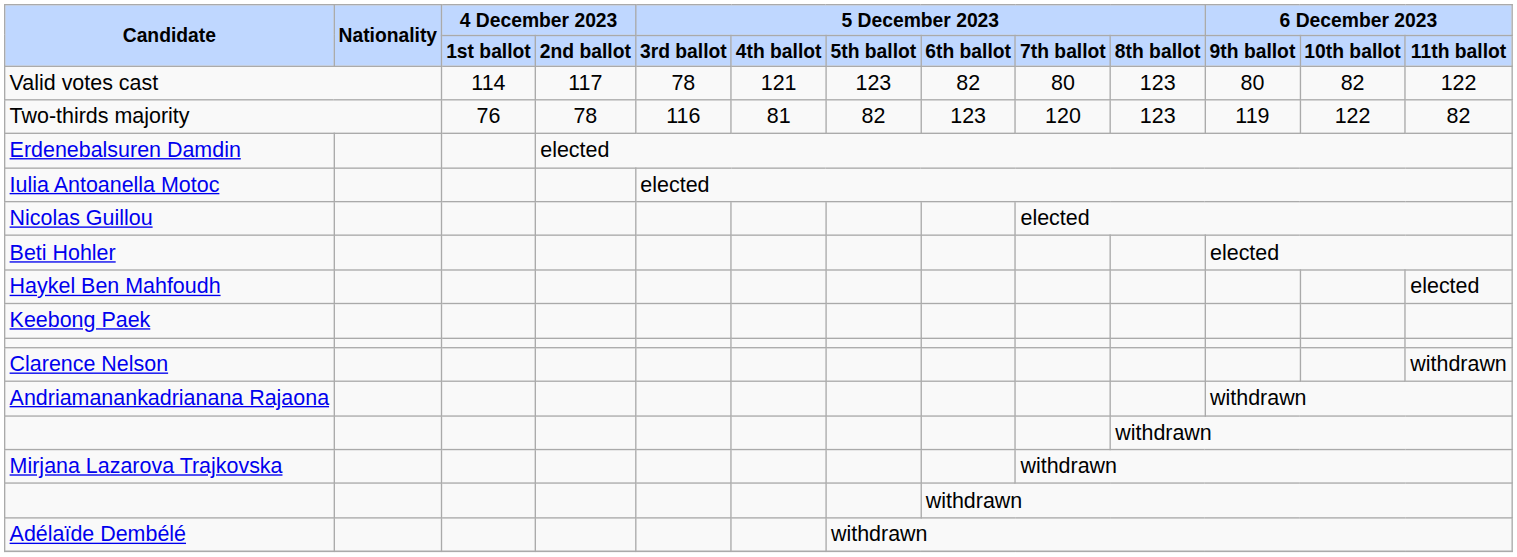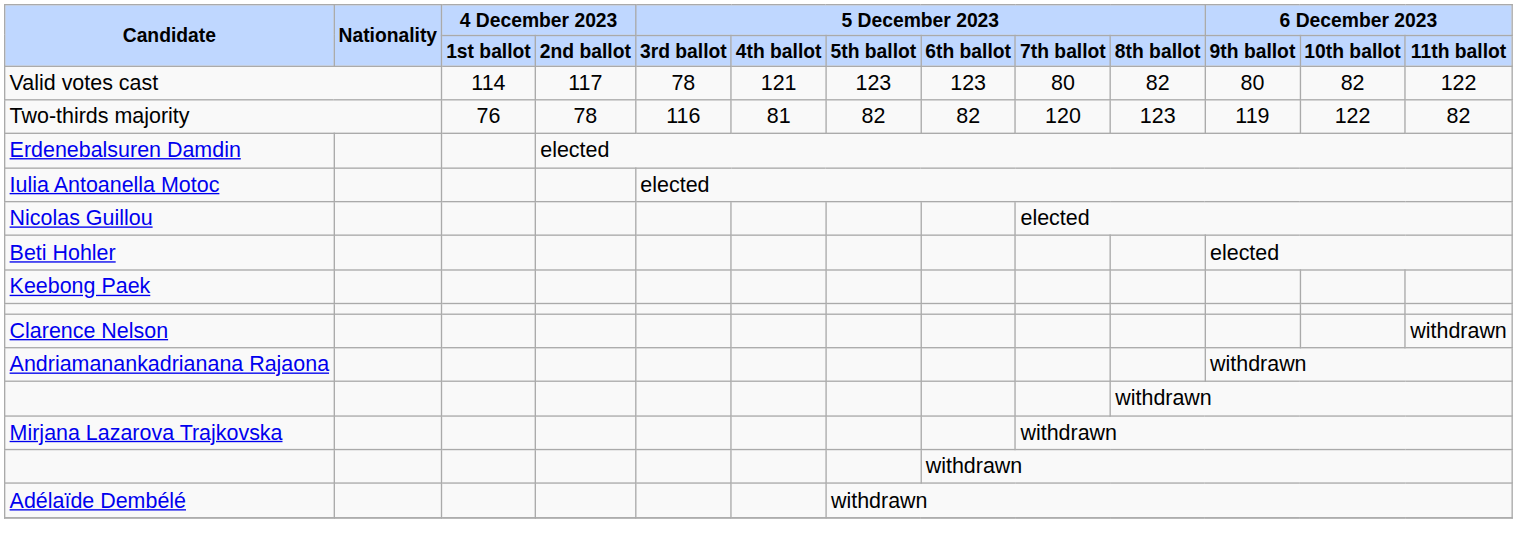(968, 82) 82 -> (968, 82) 123
(1158, 82) 123 -> (1158, 82) 82
(968, 116) 123 -> (968, 116) 82
- row: (115, 286)
